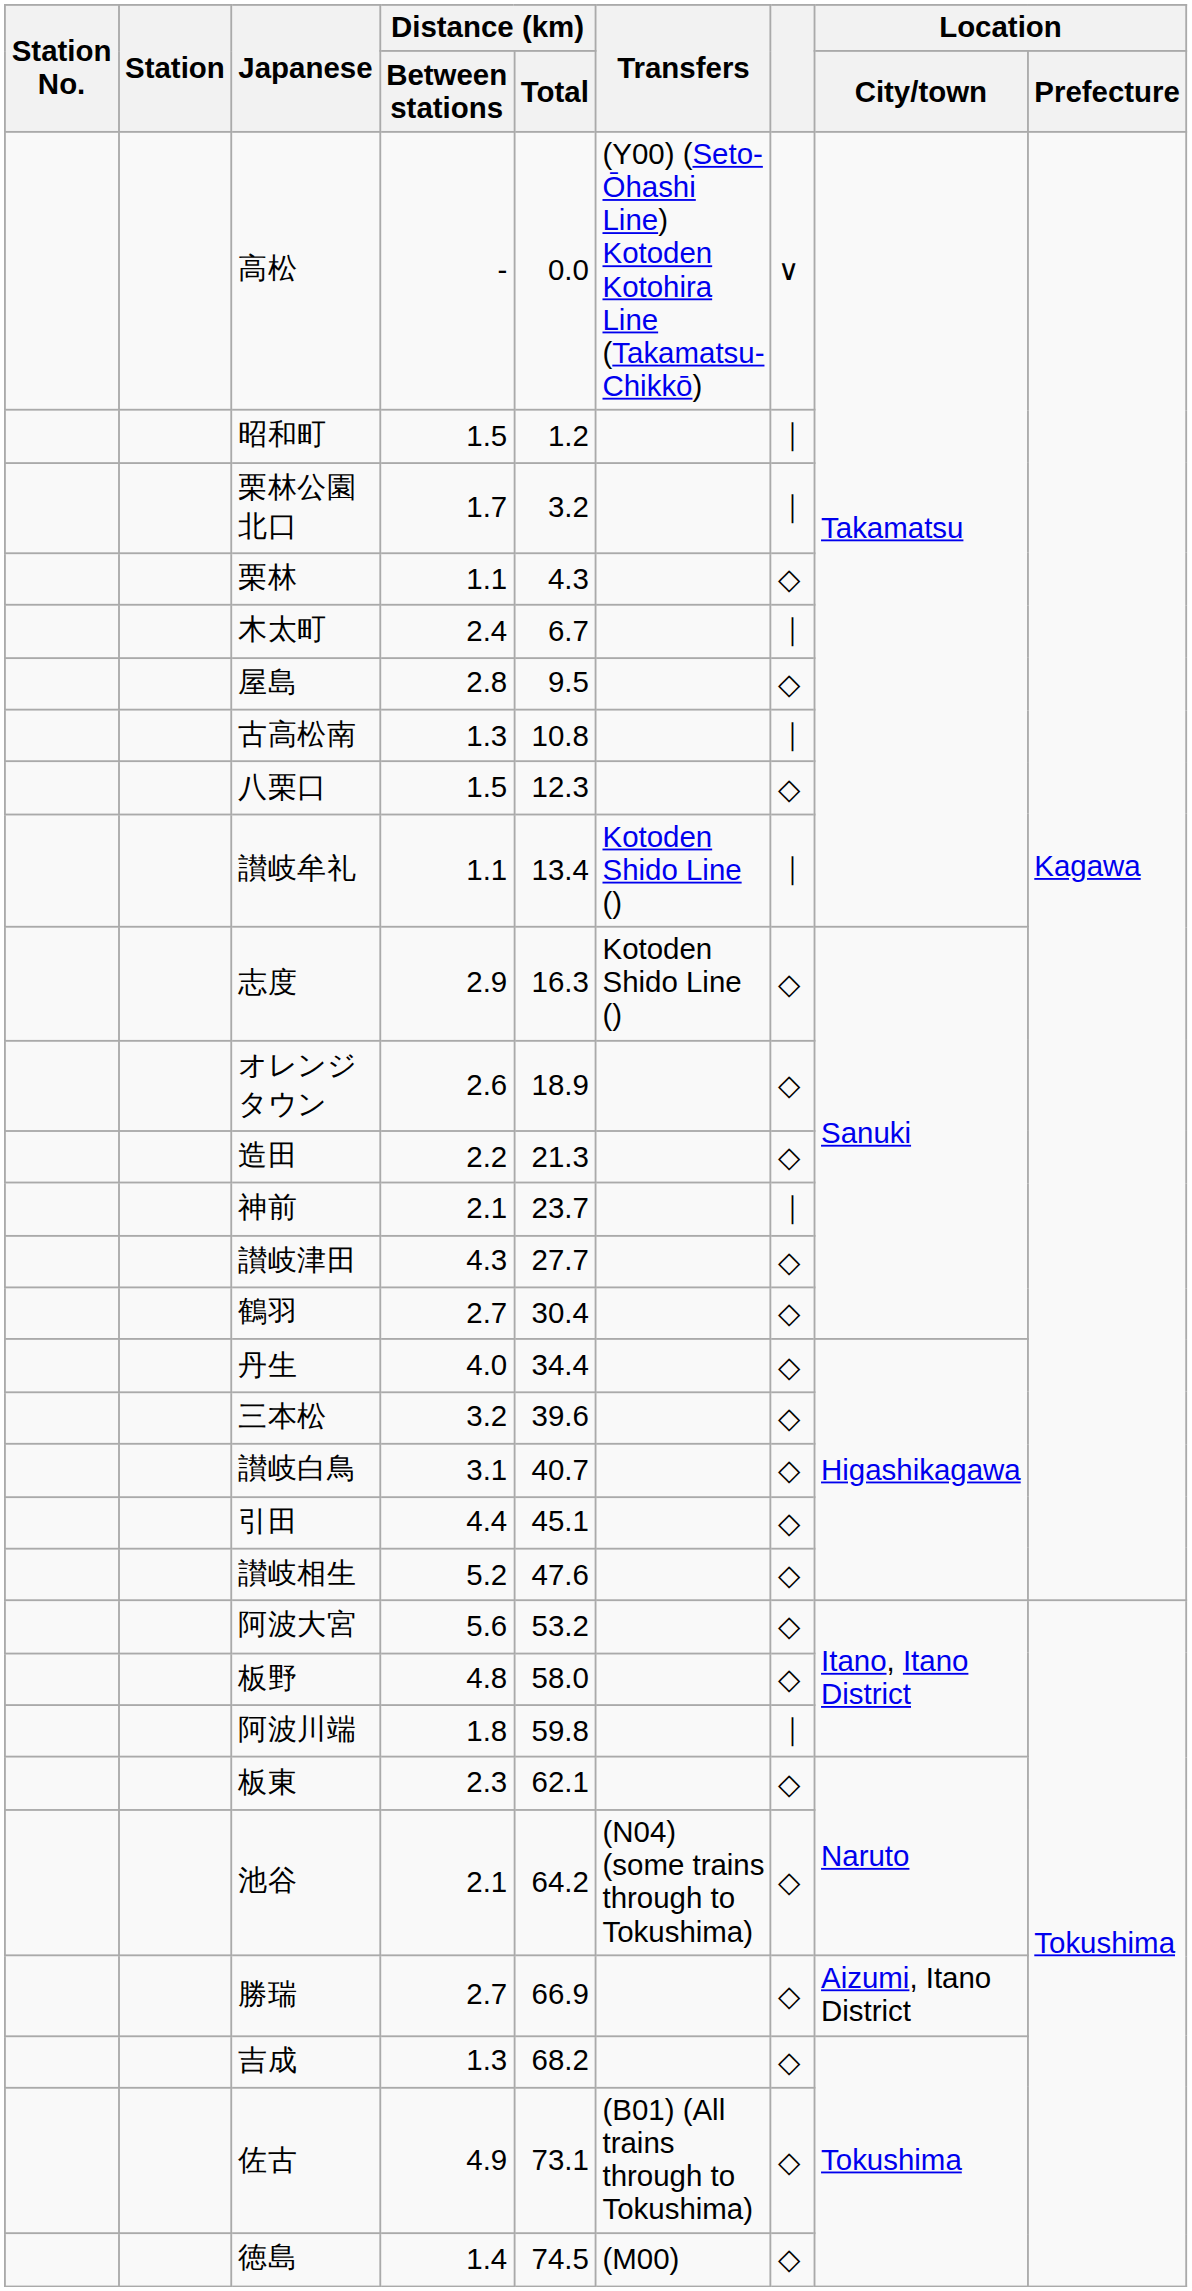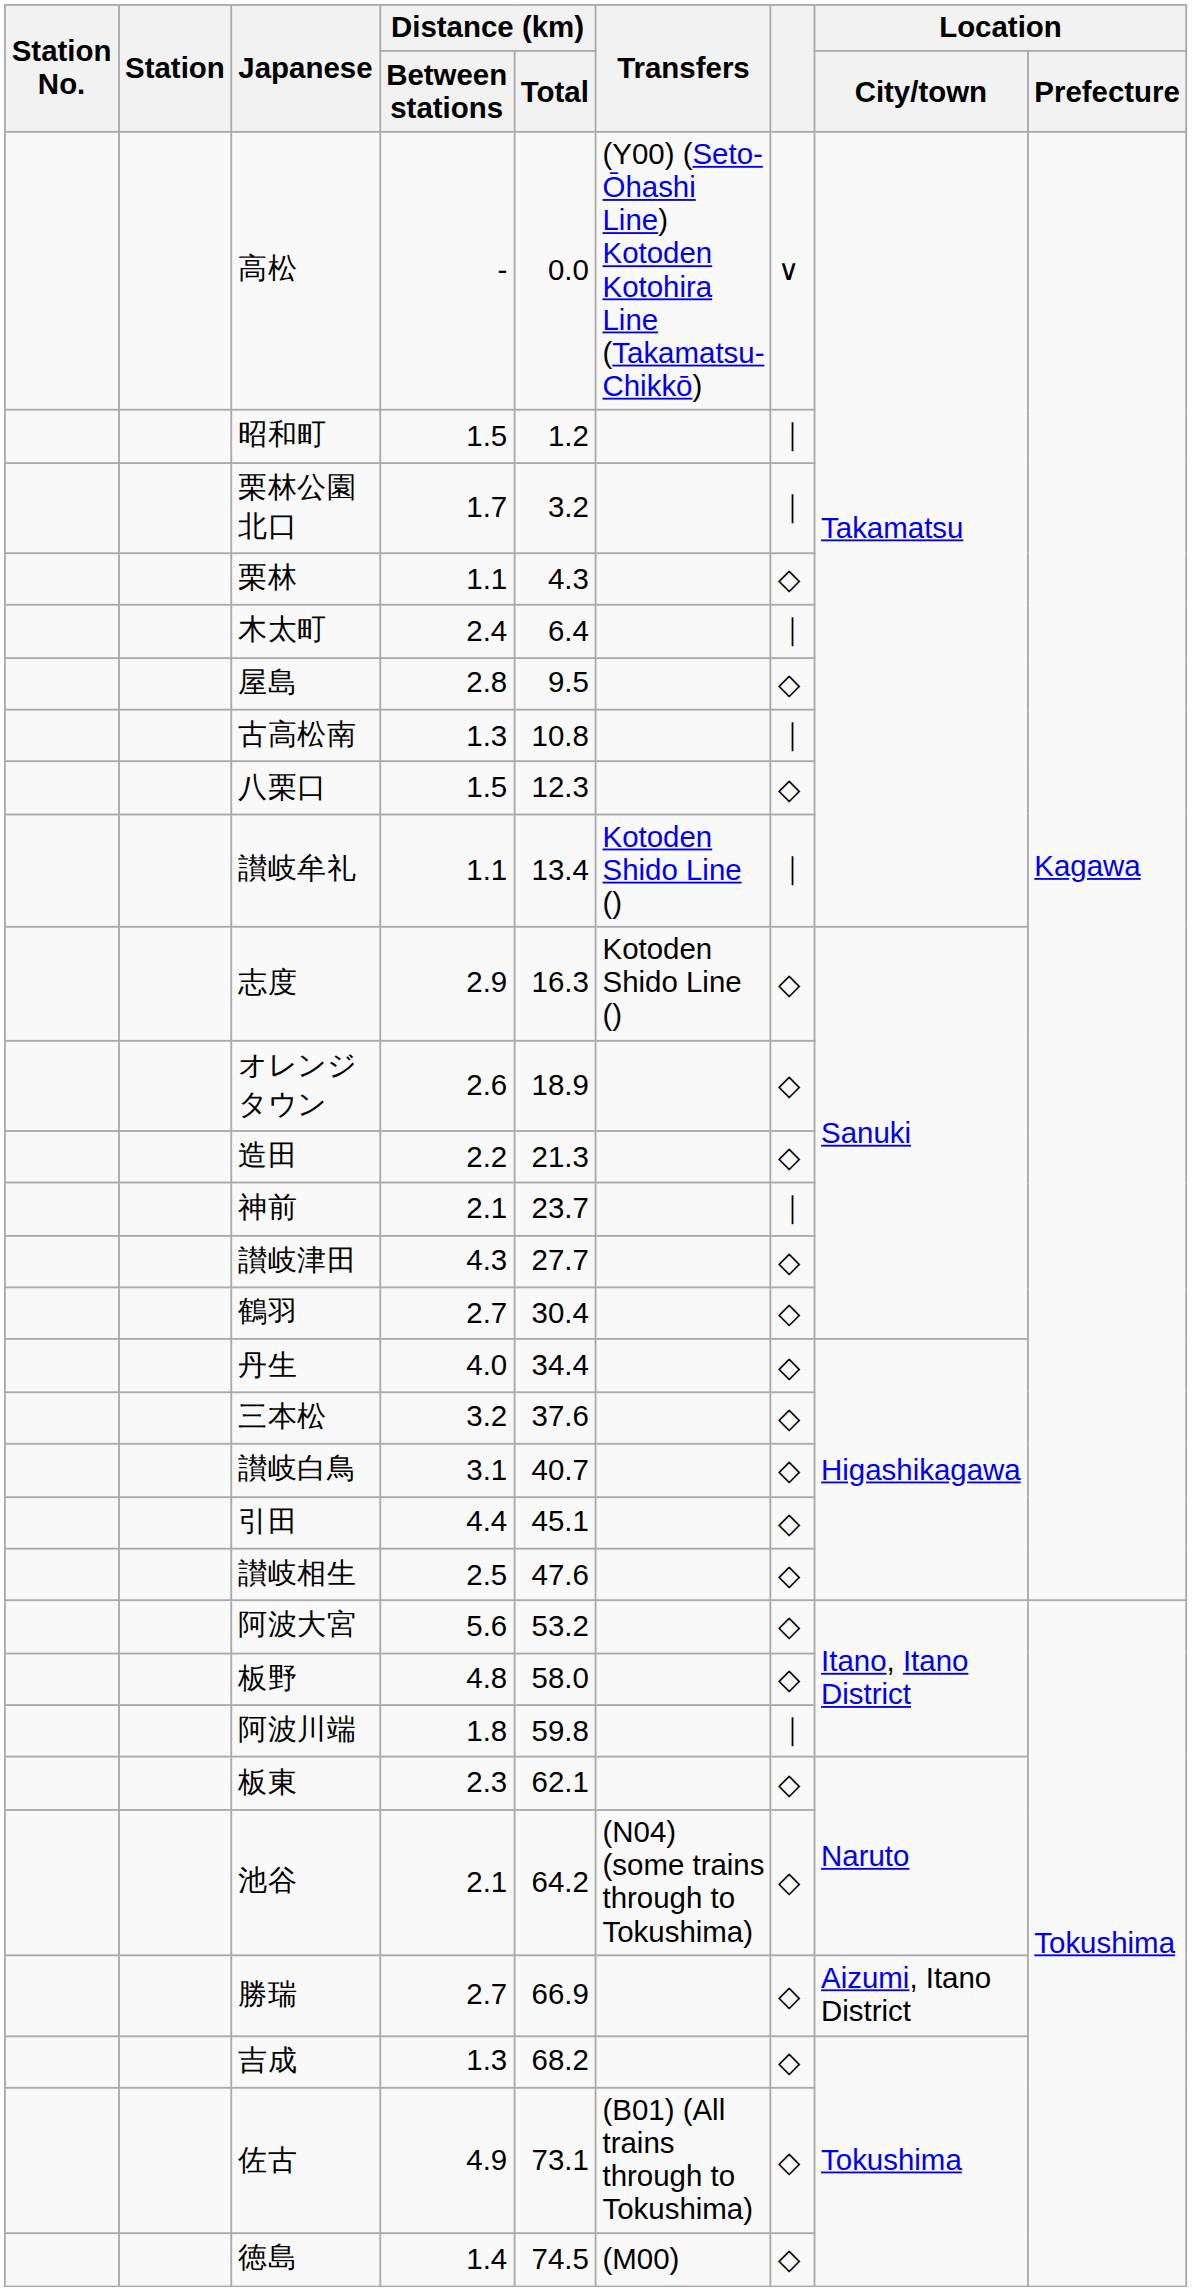(568, 630) 6.7 -> (568, 630) 6.4
(560, 1417) 39.6 -> (560, 1417) 37.6
(487, 1574) 5.2 -> (487, 1574) 2.5
